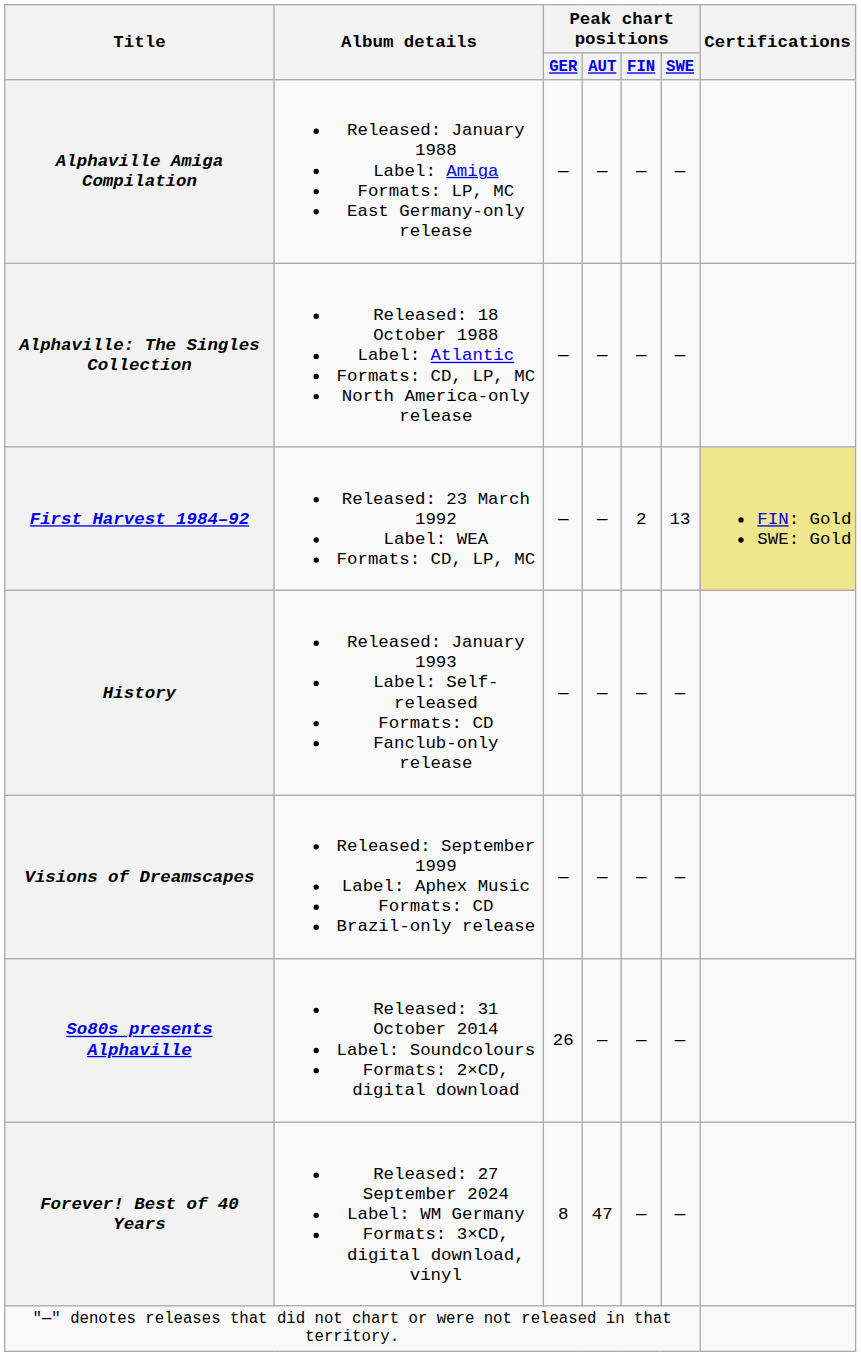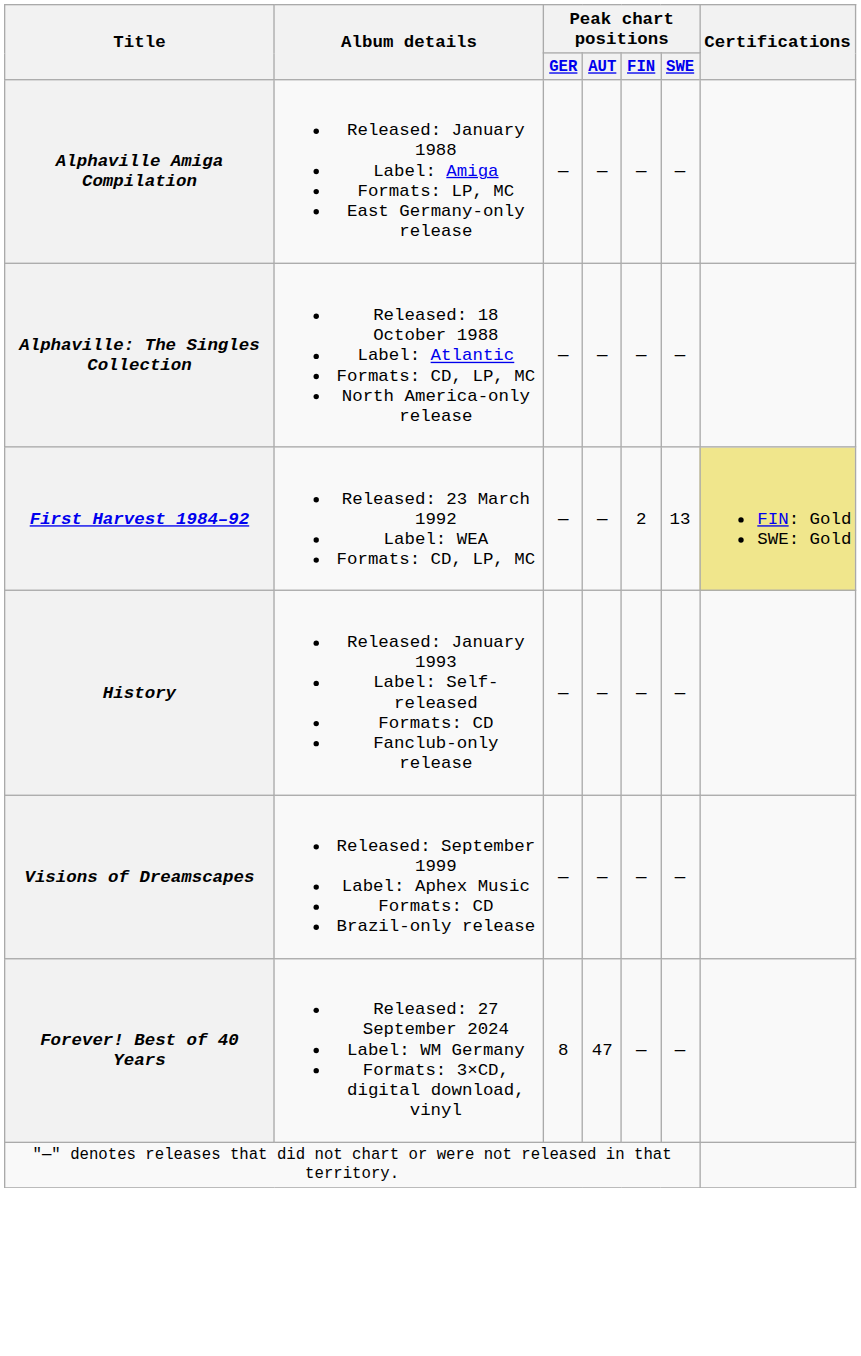- row: (139, 1040)
